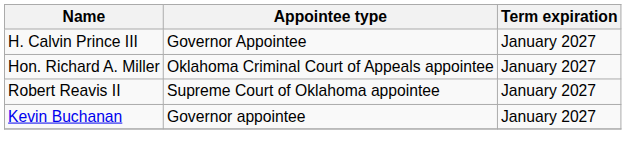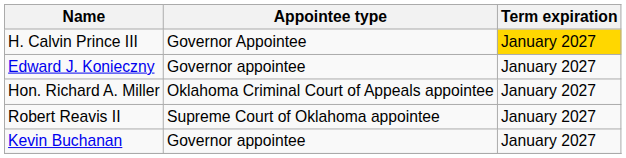(549, 41) no background -> (549, 41) gold background
+ row: (81, 66)
